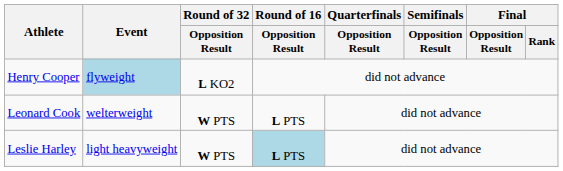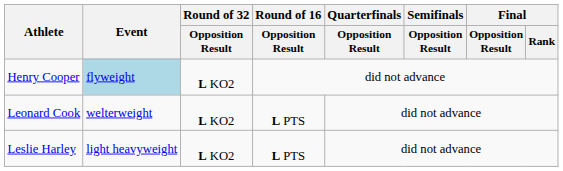(216, 120) W PTS -> (216, 120) L KO2
(216, 156) W PTS -> (216, 156) L KO2
(288, 156) lightblue background -> (288, 156) no background
